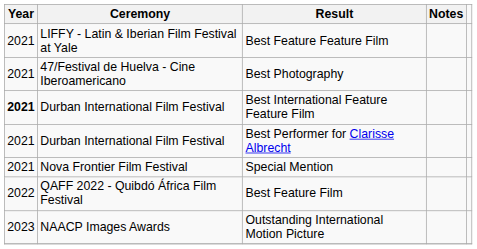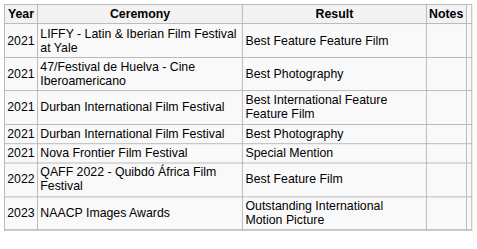(21, 107) bold -> (21, 107) normal
+ row: (132, 134)
- row: (132, 140)
